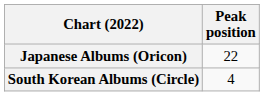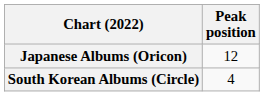(231, 56) 22 -> (231, 56) 12
